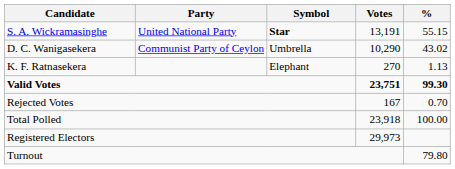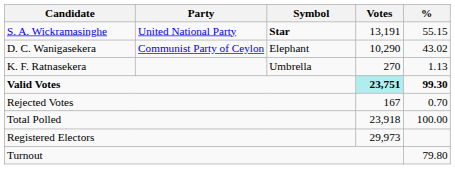(290, 48) Umbrella -> (289, 48) Elephant
(289, 66) Elephant -> (290, 66) Umbrella
(385, 84) no background -> (385, 84) paleturquoise background
